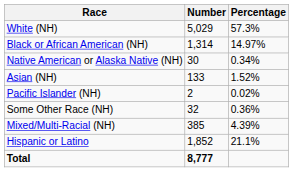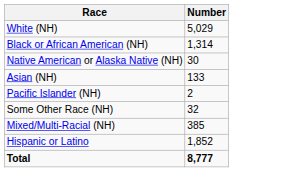- column: (258, 12)
